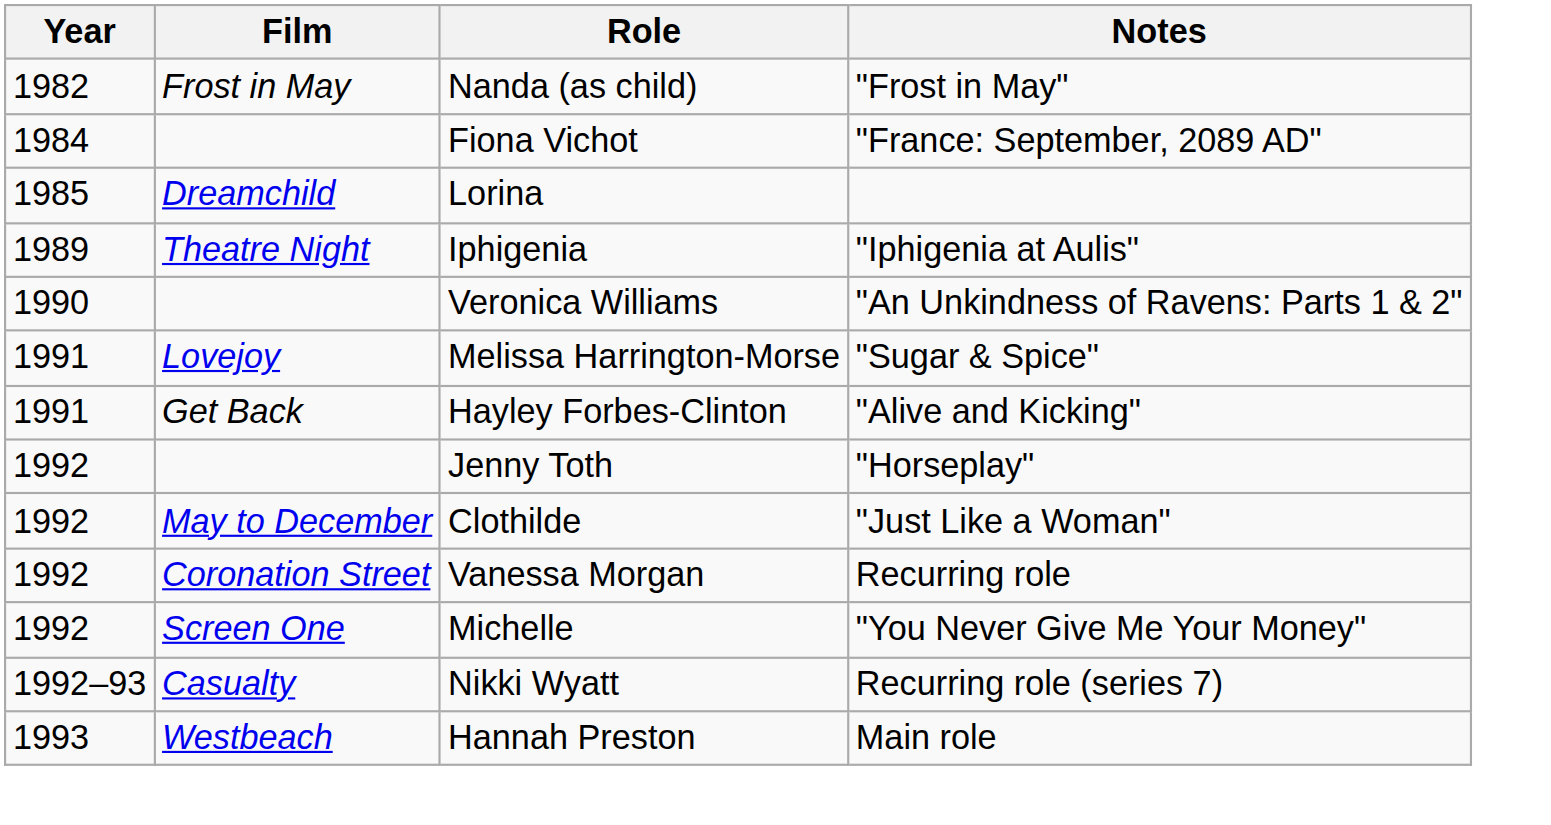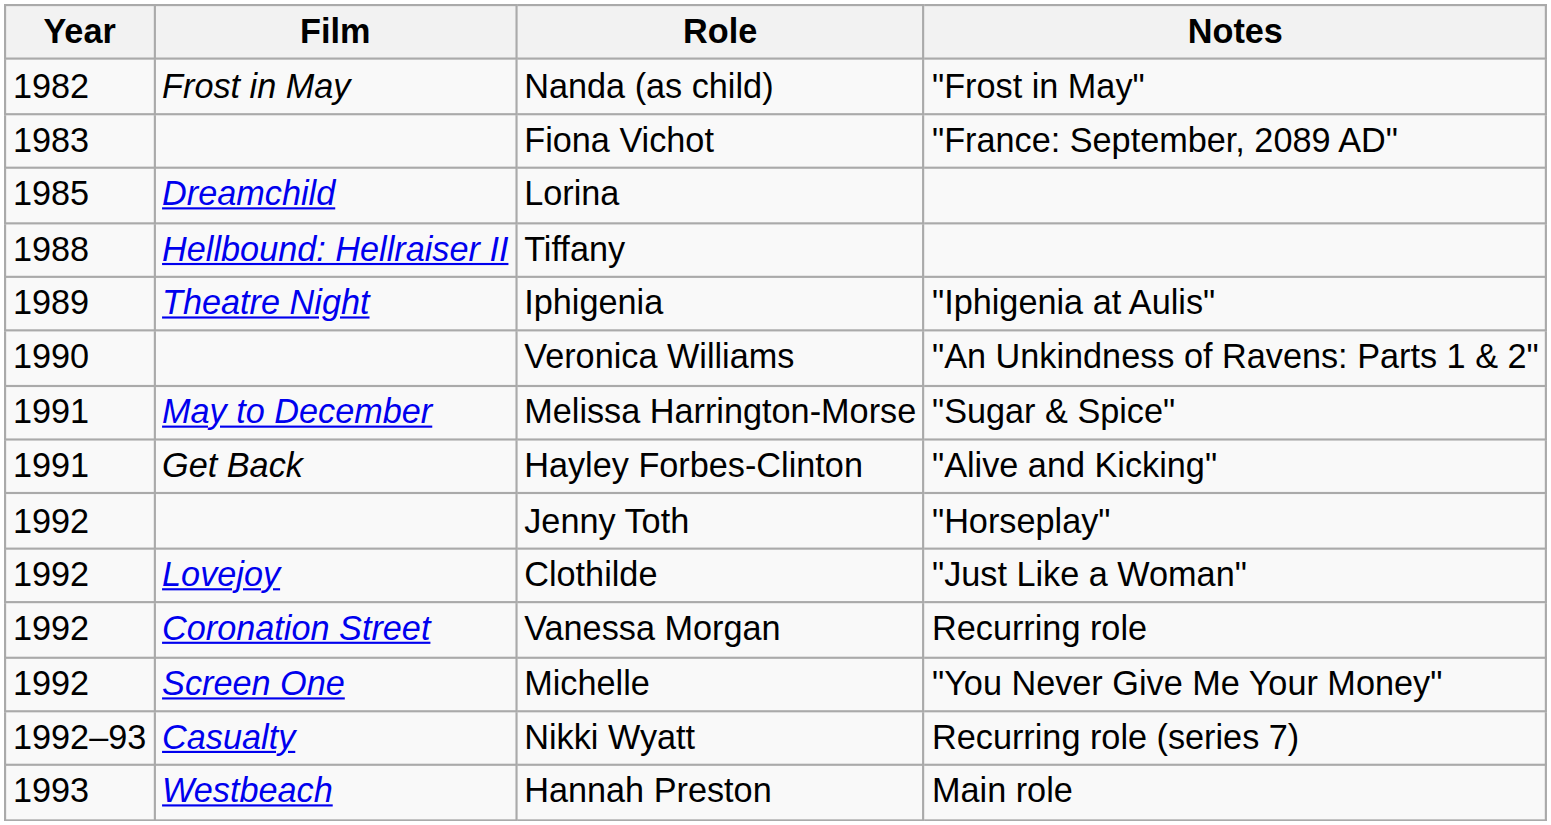(51, 140) 1984 -> (51, 140) 1983
+ row: (575, 248)
(221, 357) Lovejoy -> (297, 411) May to December
(297, 520) May to December -> (221, 574) Lovejoy
